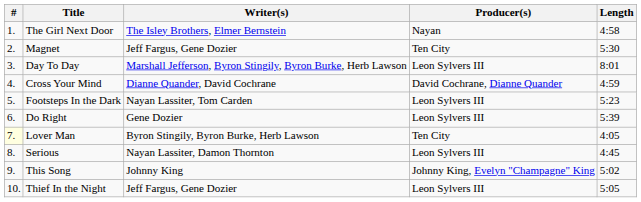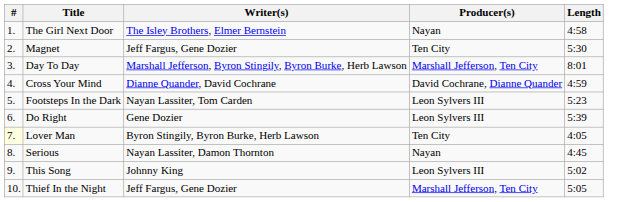(448, 65) Leon Sylvers III -> (475, 65) Marshall Jefferson, Ten City
(448, 153) Leon Sylvers III -> (426, 153) Nayan
(503, 170) Johnny King, Evelyn "Champagne" King -> (448, 170) Leon Sylvers III
(448, 188) Leon Sylvers III -> (475, 188) Marshall Jefferson, Ten City
